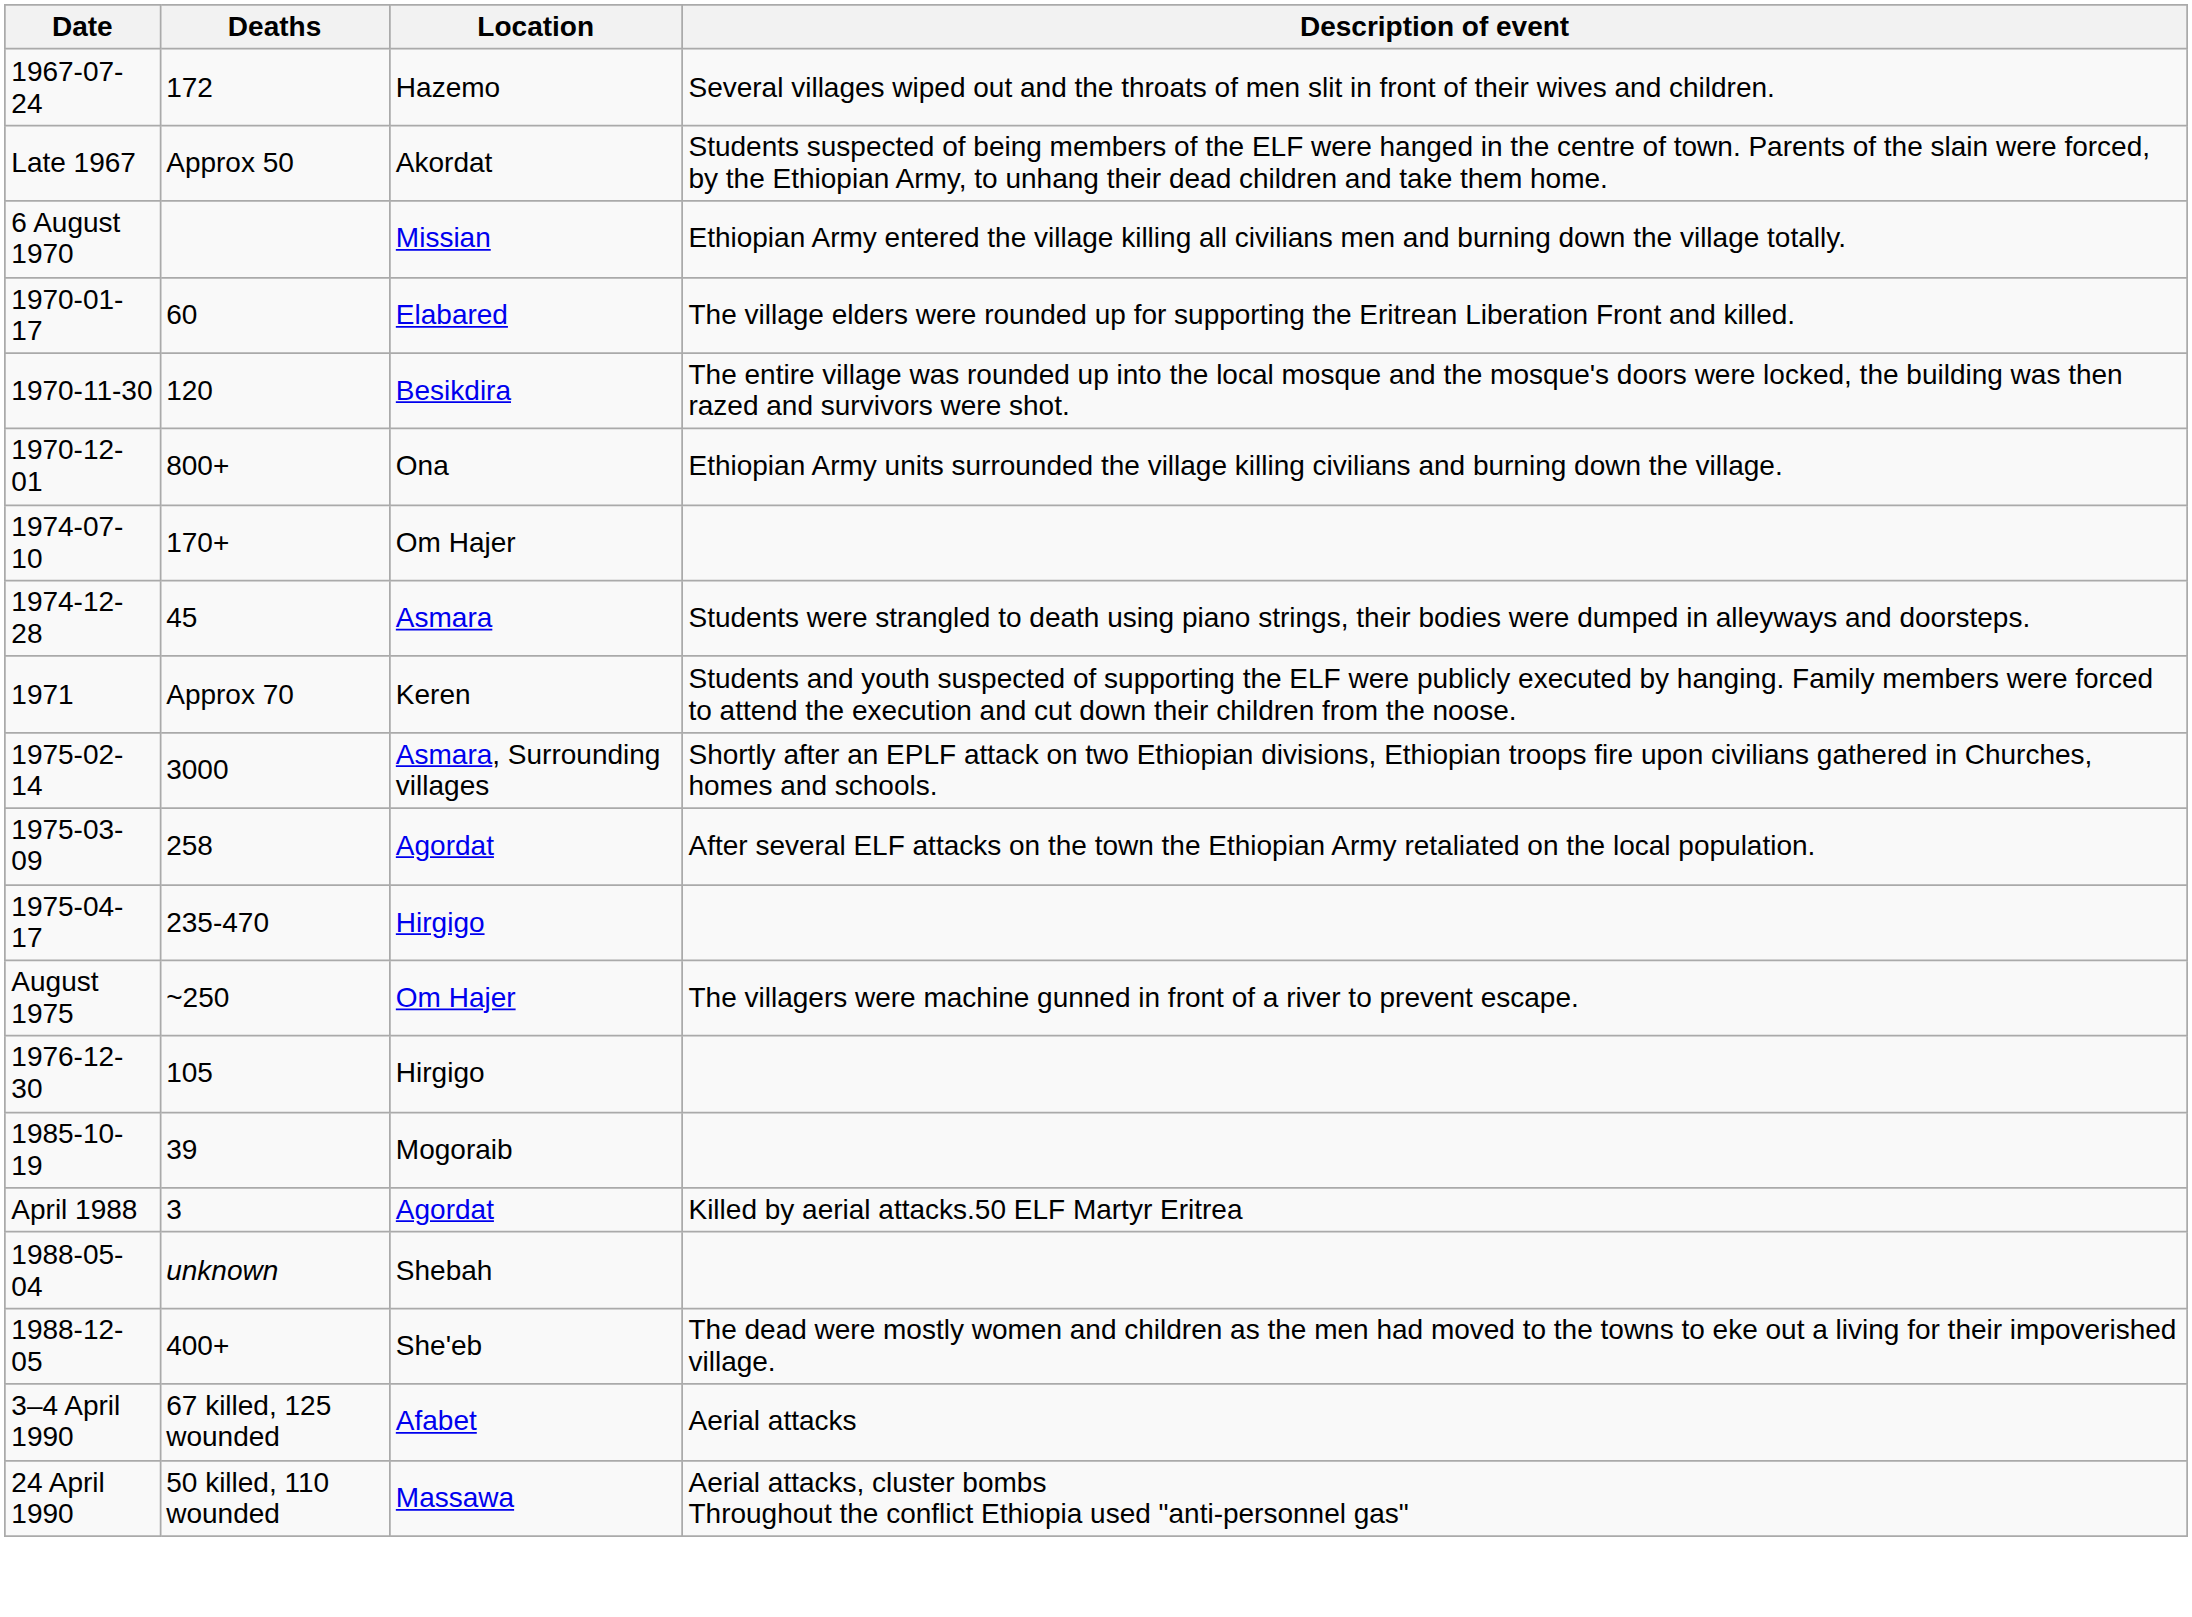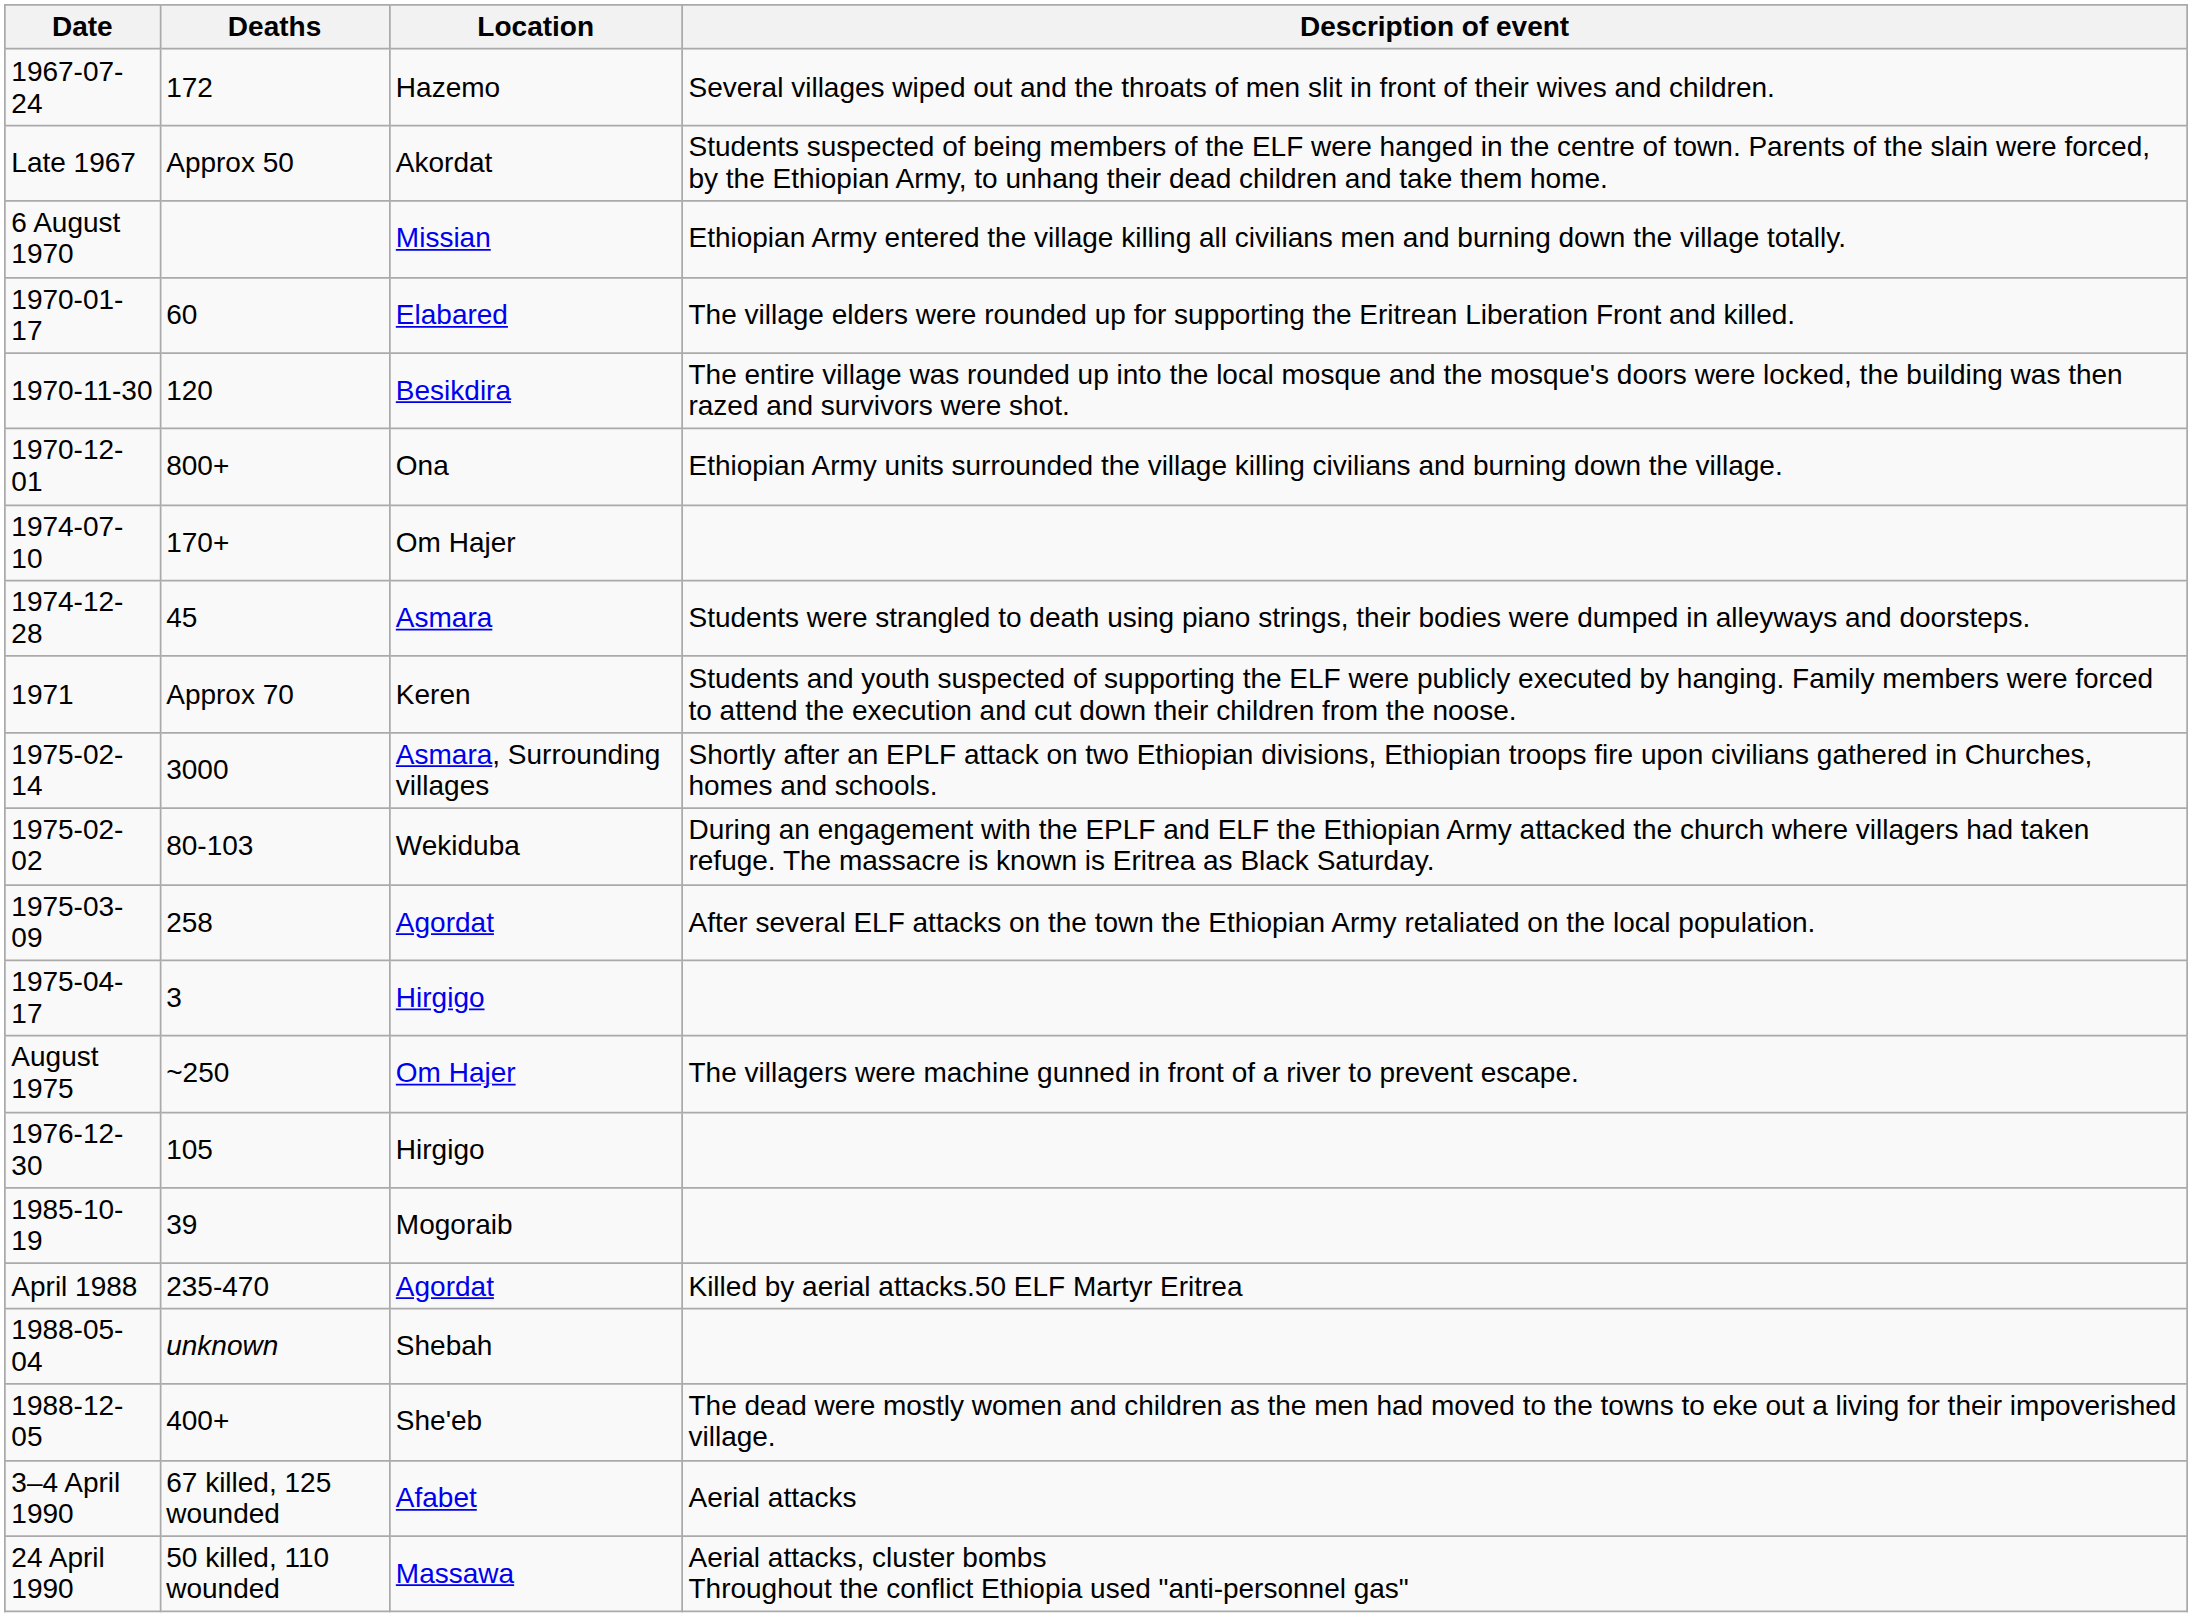+ row: (67, 845)
(218, 921) 235-470 -> (174, 997) 3
(174, 1209) 3 -> (218, 1285) 235-470
